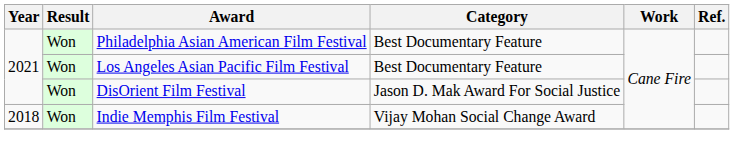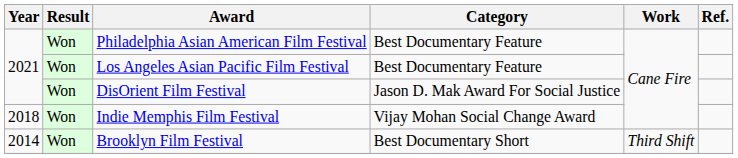+ row: (170, 141)
